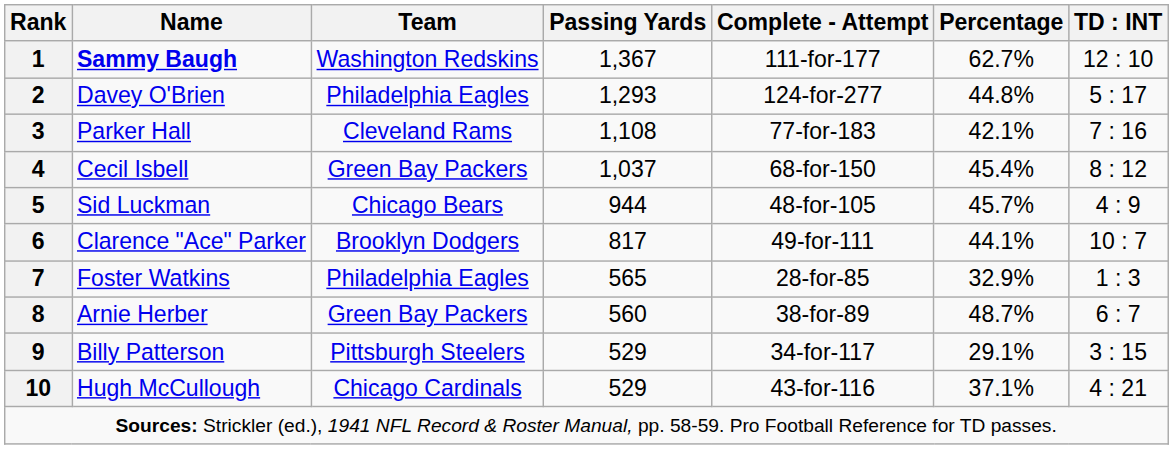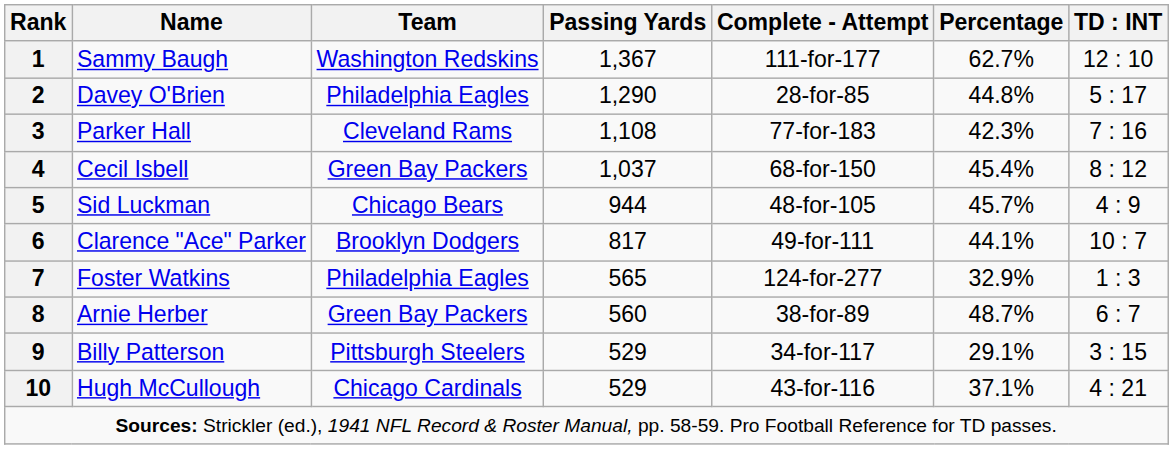(157, 59) bold -> (153, 59) normal
(628, 95) 1,293 -> (628, 95) 1,290
(823, 95) 124-for-277 -> (823, 95) 28-for-85
(1001, 132) 42.1% -> (1001, 132) 42.3%
(823, 278) 28-for-85 -> (823, 278) 124-for-277
